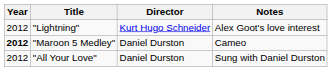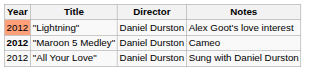(17, 27) no background -> (17, 27) lightsalmon background
(165, 27) Kurt Hugo Schneider -> (152, 27) Daniel Durston
